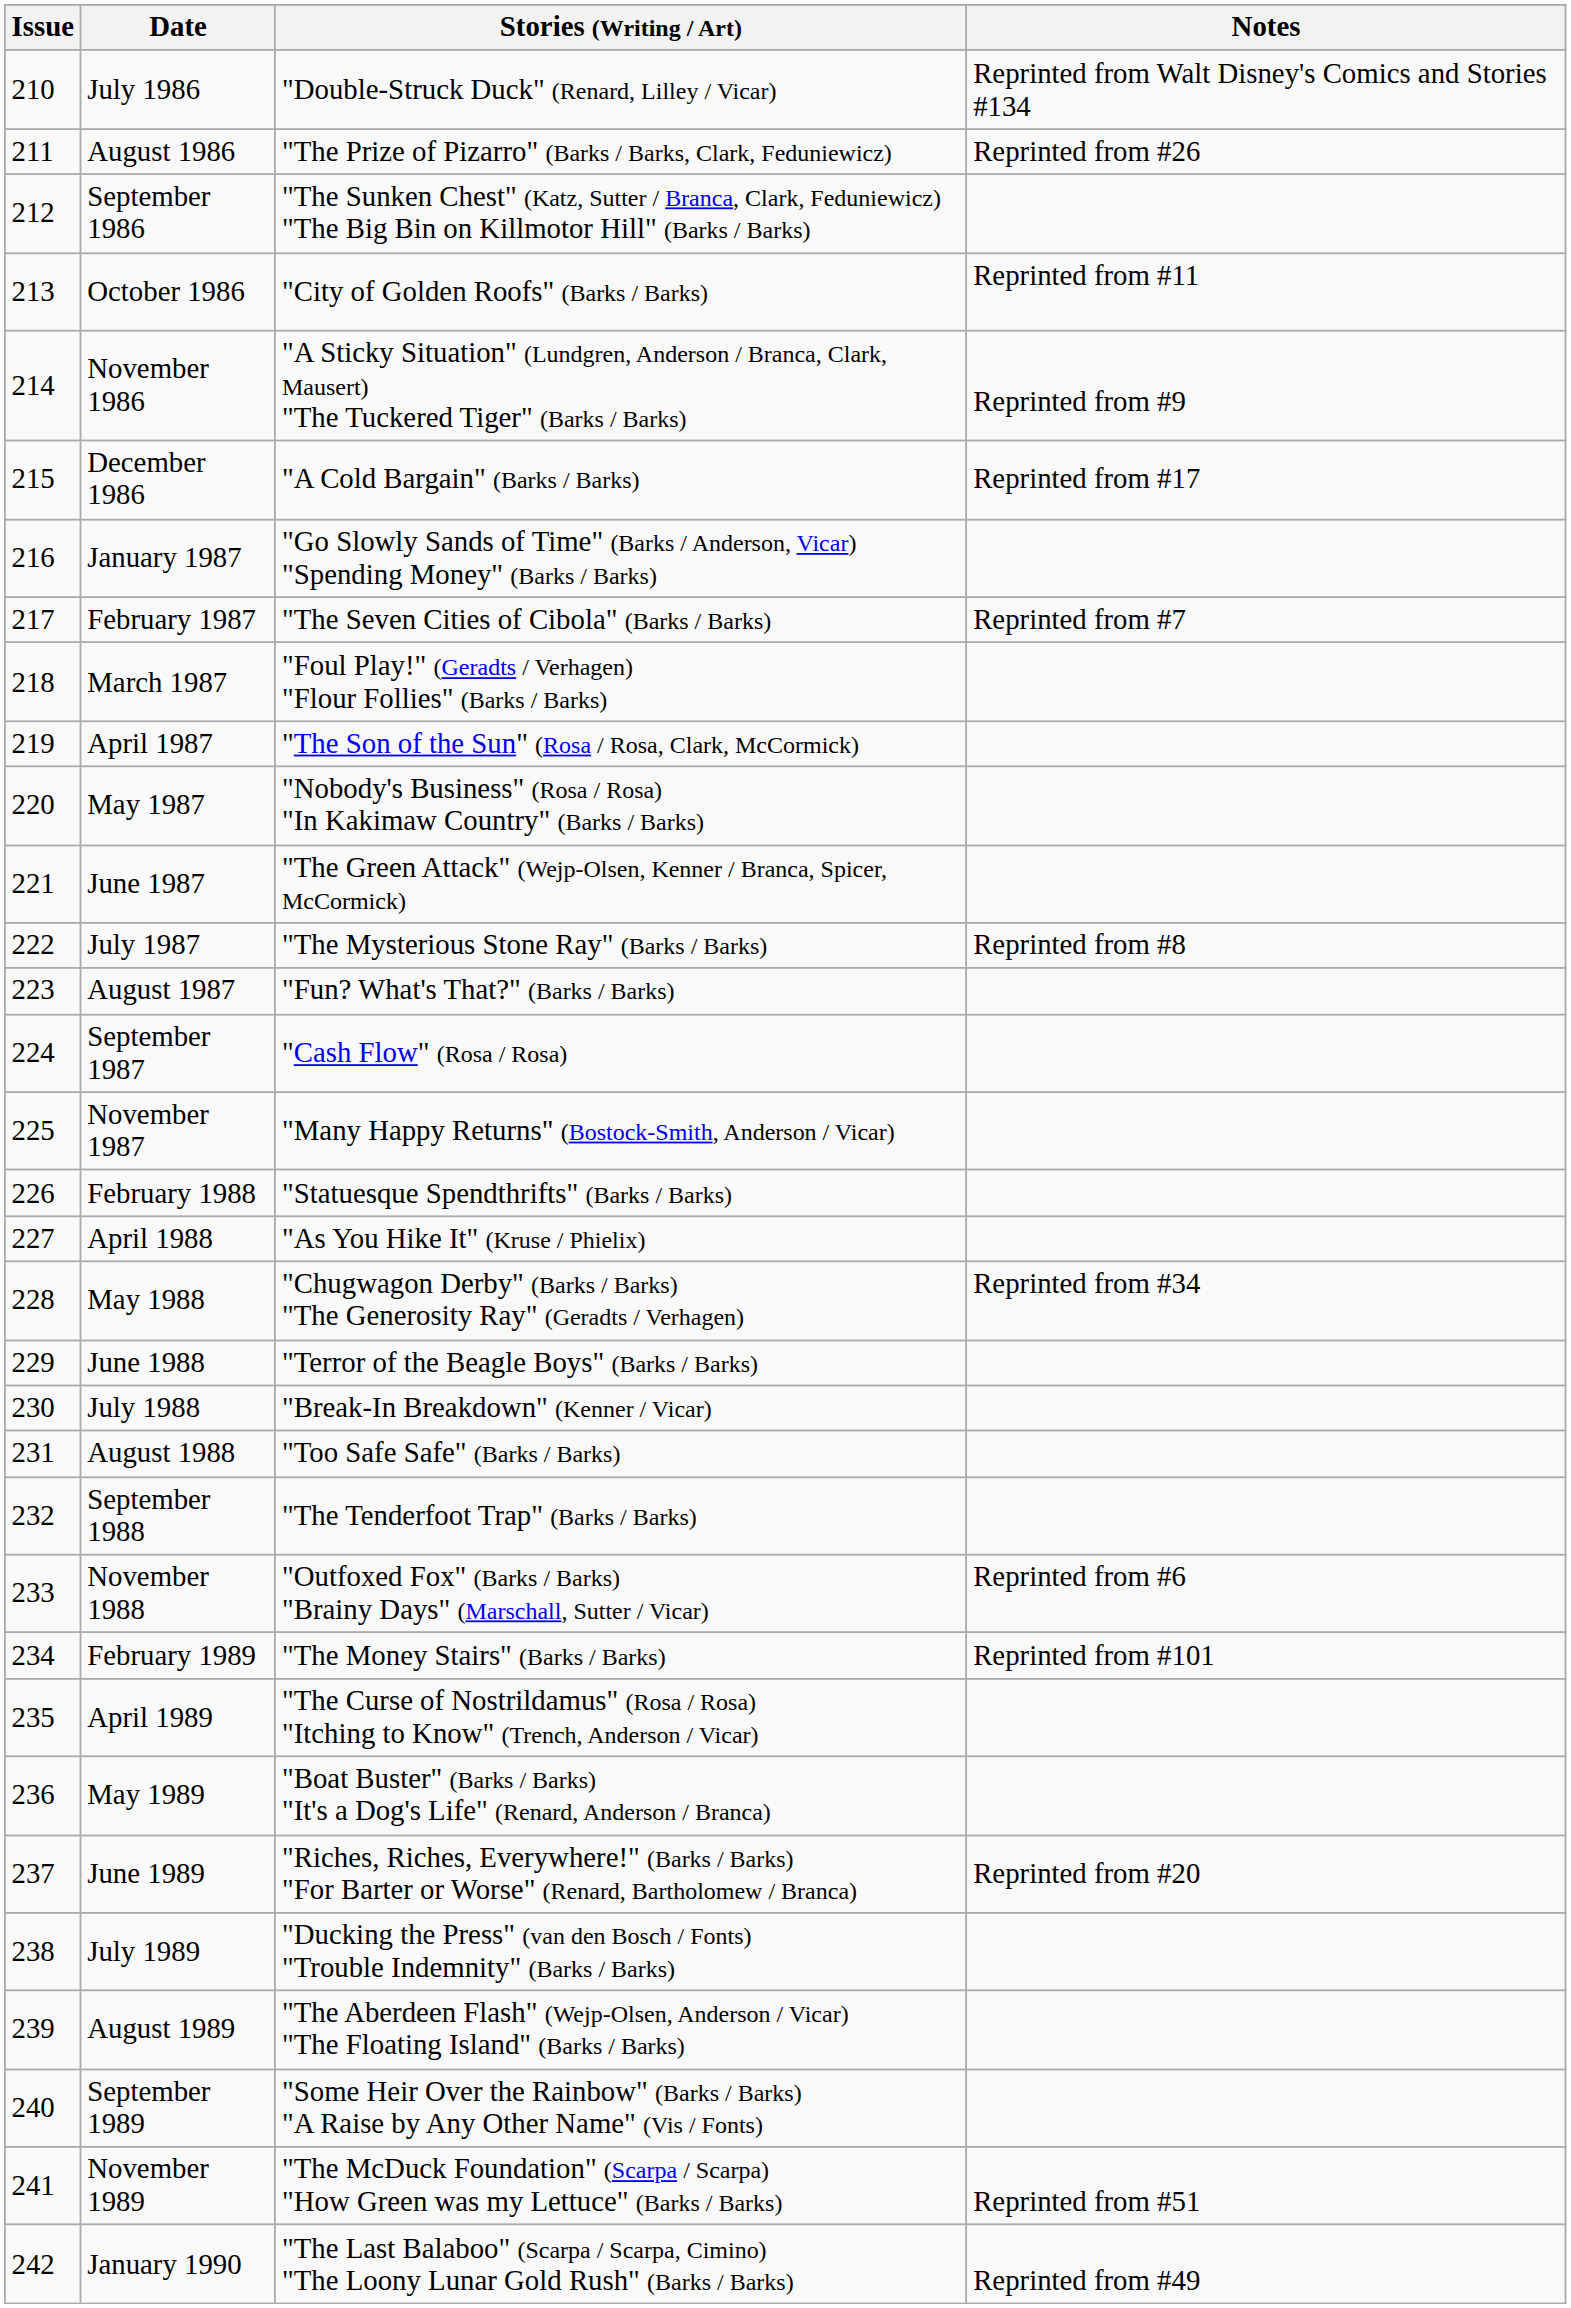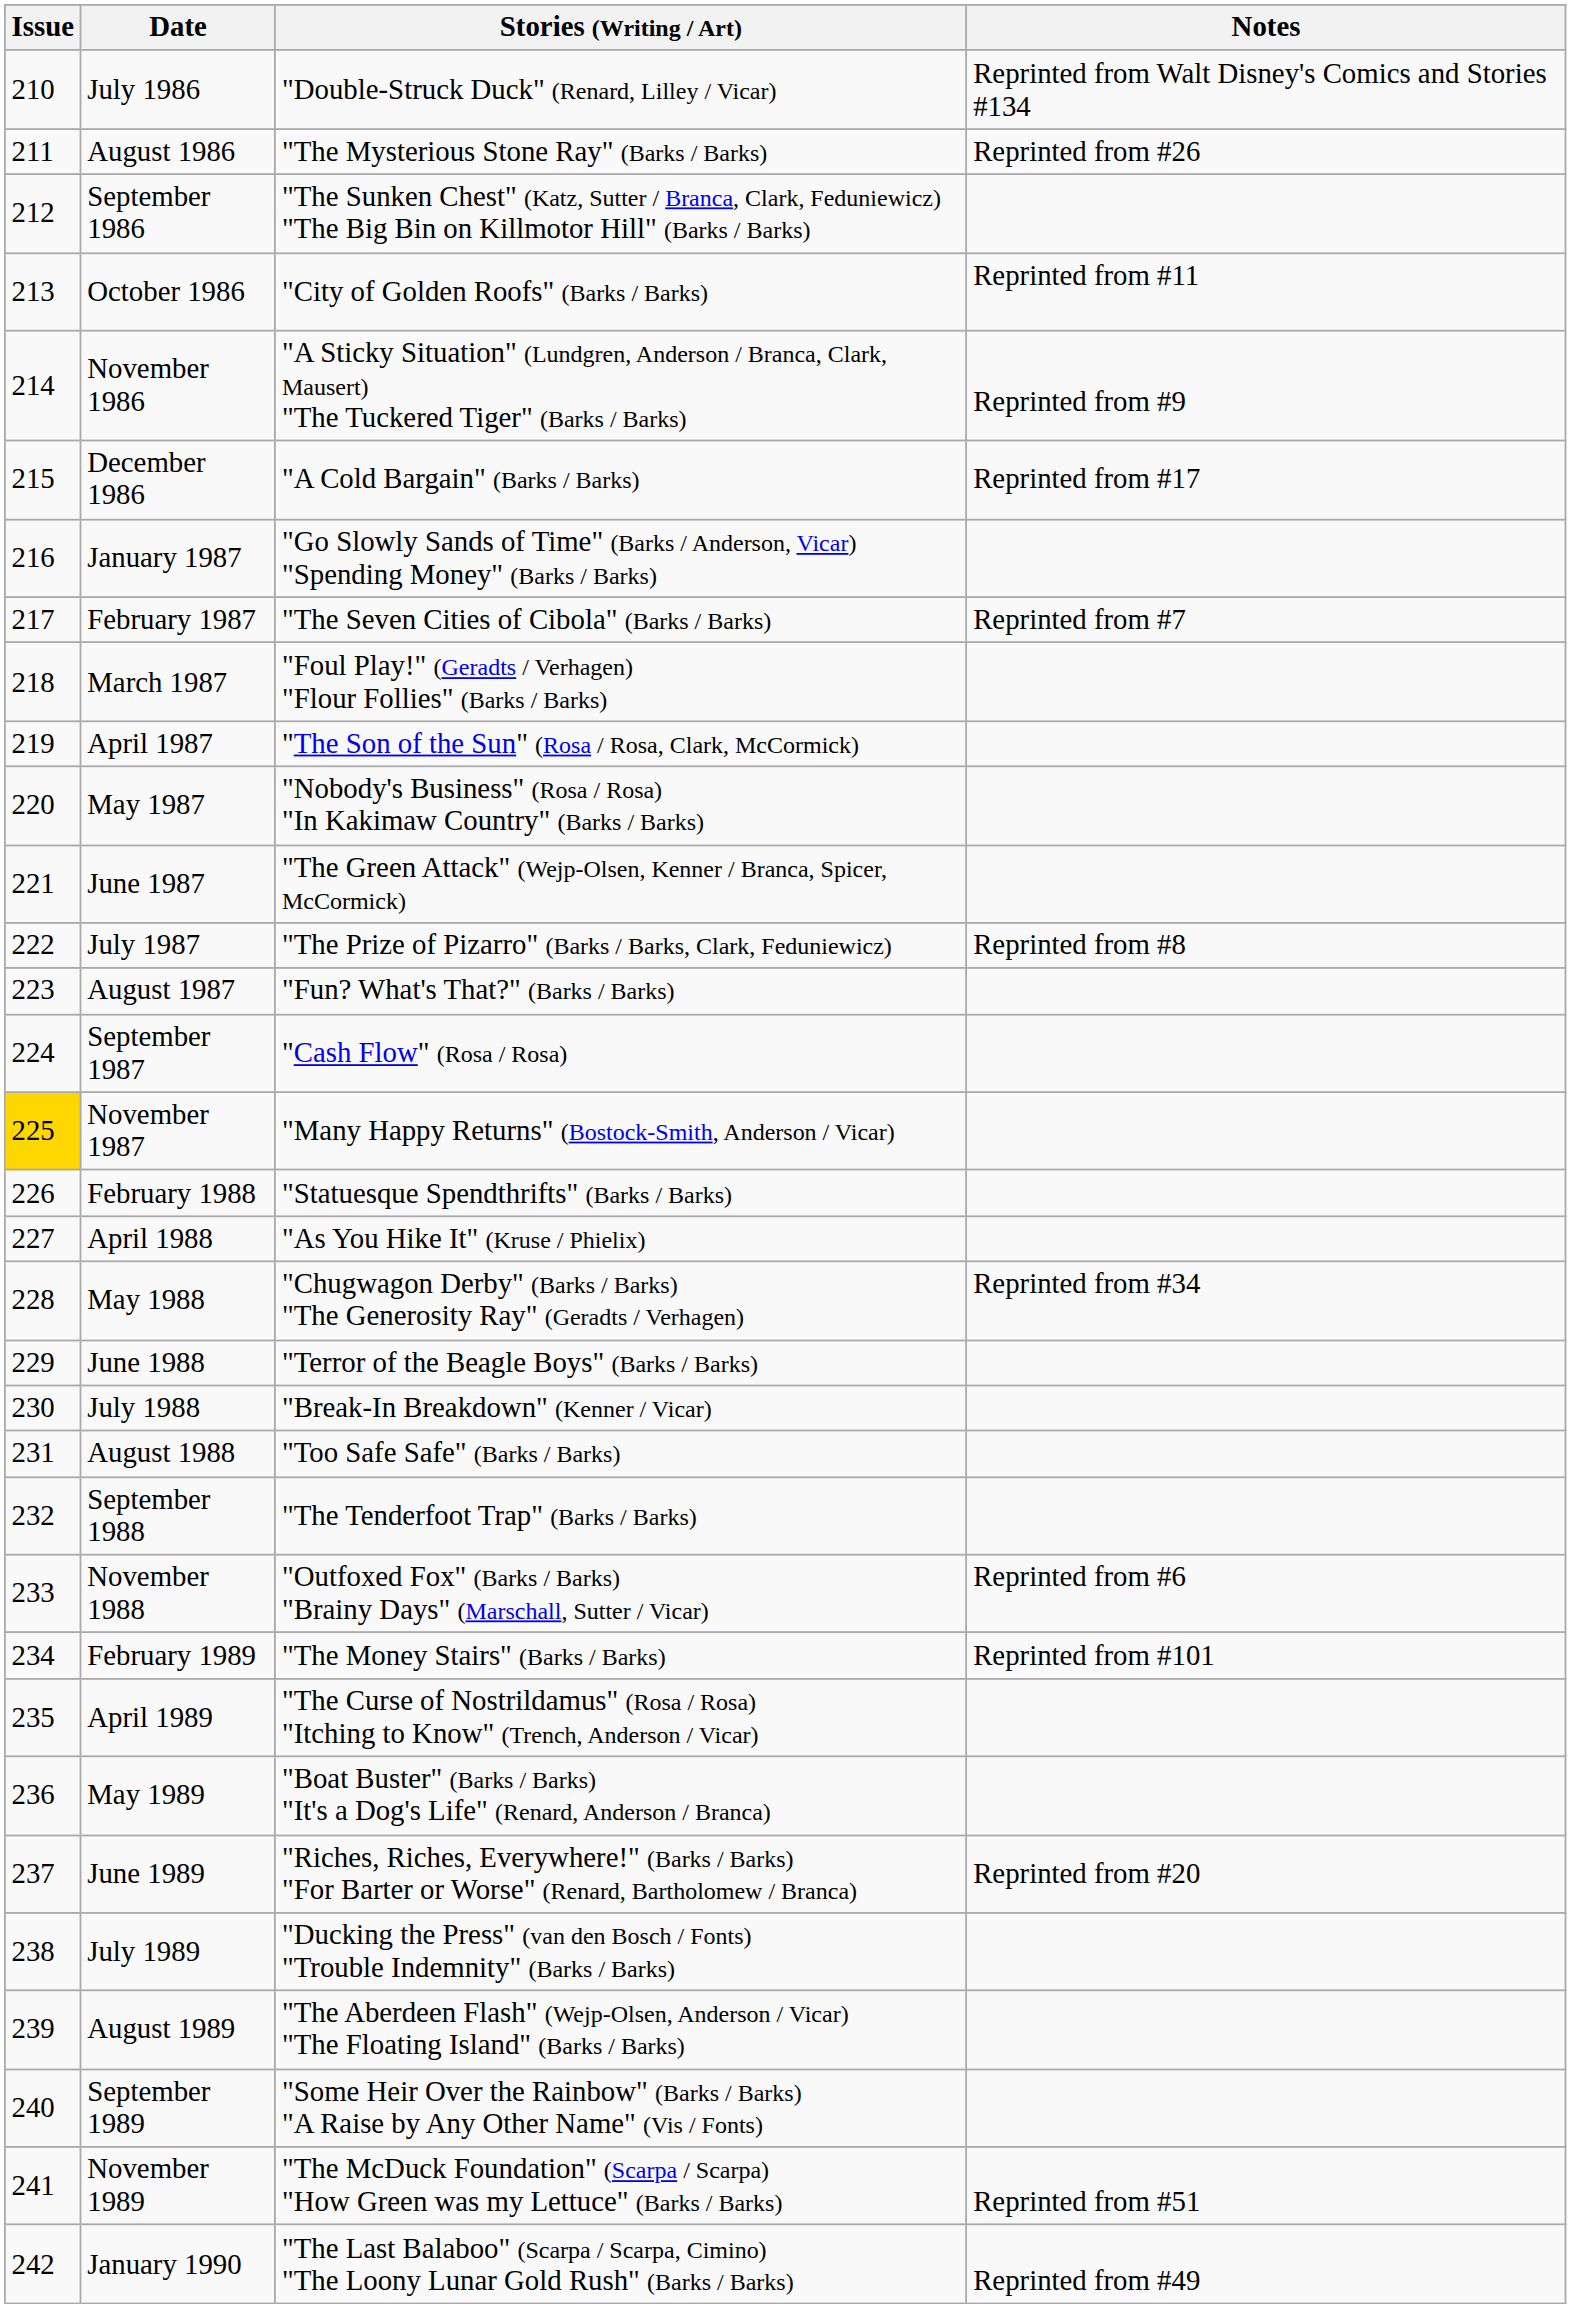(587, 151) "The Prize of Pizarro" (Barks / Barks, Clark, Feduniewicz) -> (525, 151) "The Mysterious Stone Ray" (Barks / Barks)
(525, 945) "The Mysterious Stone Ray" (Barks / Barks) -> (587, 945) "The Prize of Pizarro" (Barks / Barks, Clark, Feduniewicz)
(33, 1130) no background -> (33, 1130) gold background
